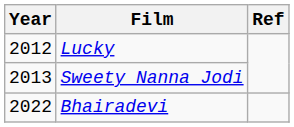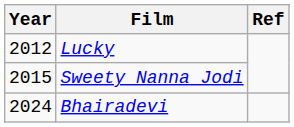(31, 78) 2013 -> (31, 78) 2015
(31, 107) 2022 -> (31, 107) 2024
